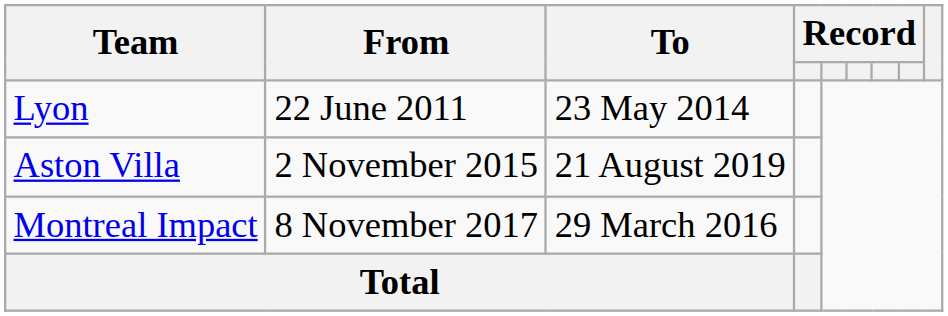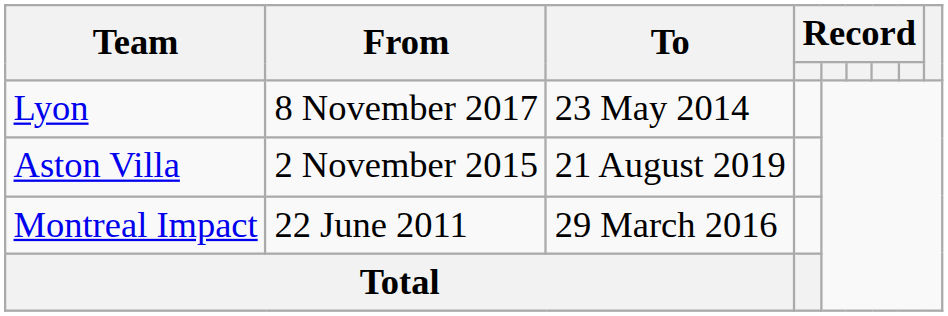(371, 108) 22 June 2011 -> (406, 108) 8 November 2017
(406, 223) 8 November 2017 -> (371, 223) 22 June 2011
